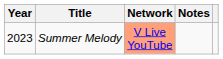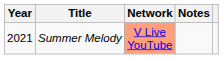(20, 38) 2023 -> (20, 38) 2021
